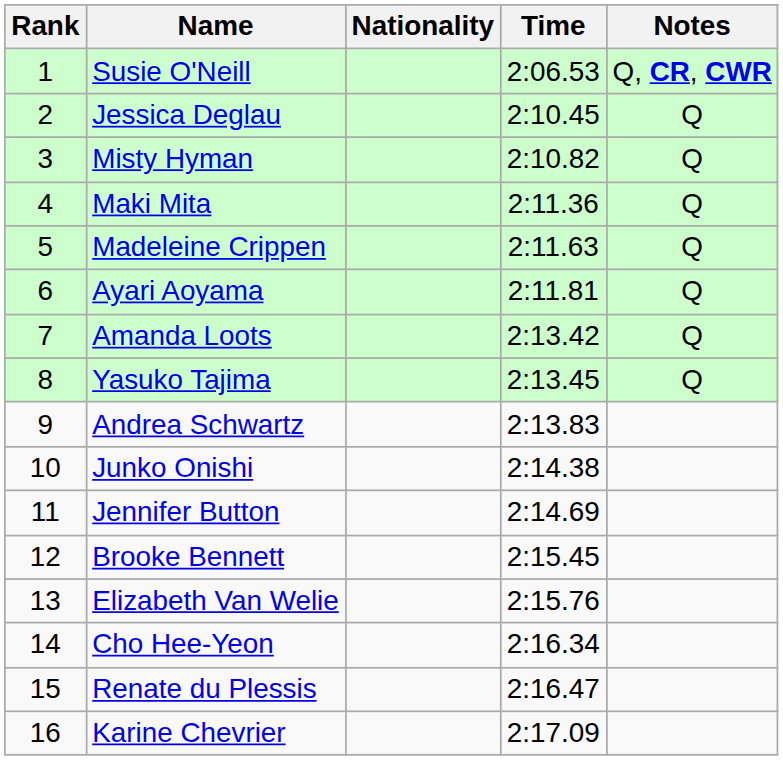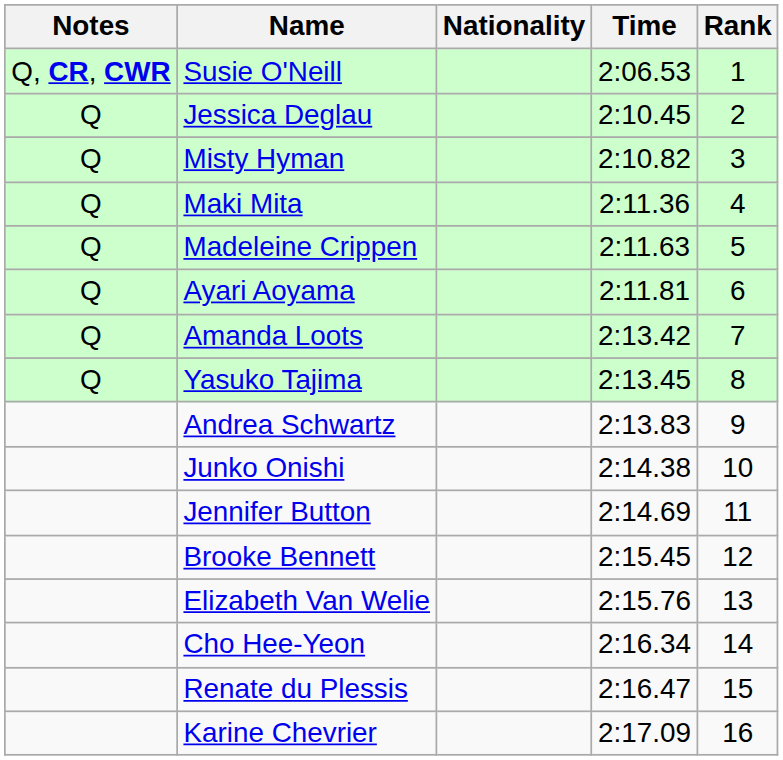columns swapped: (45, 26) <-> (692, 26)
